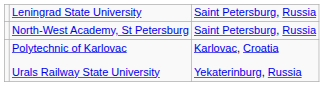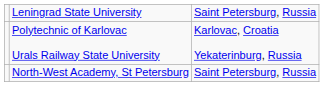rows swapped: (100, 30) <-> (86, 60)
